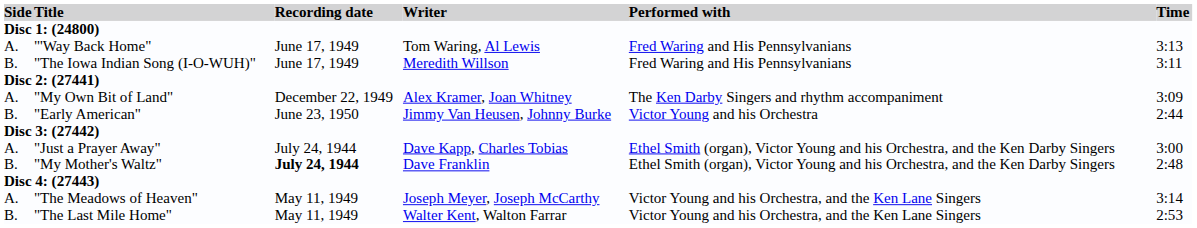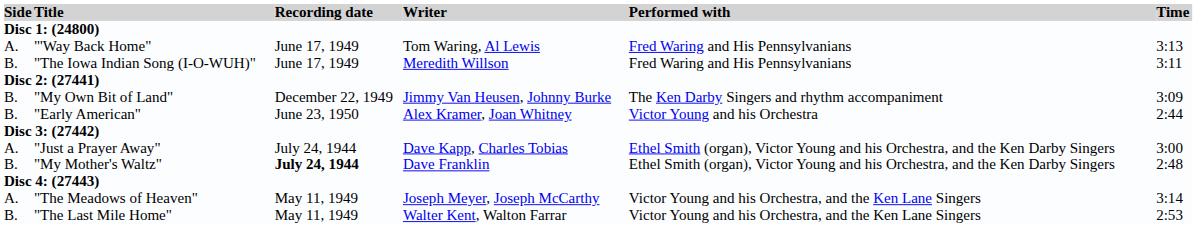(11, 97) A. -> (11, 97) B.
(487, 97) Alex Kramer, Joan Whitney -> (507, 97) Jimmy Van Heusen, Johnny Burke
(507, 114) Jimmy Van Heusen, Johnny Burke -> (487, 114) Alex Kramer, Joan Whitney
